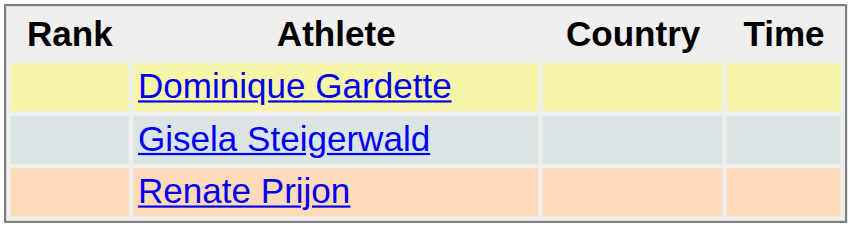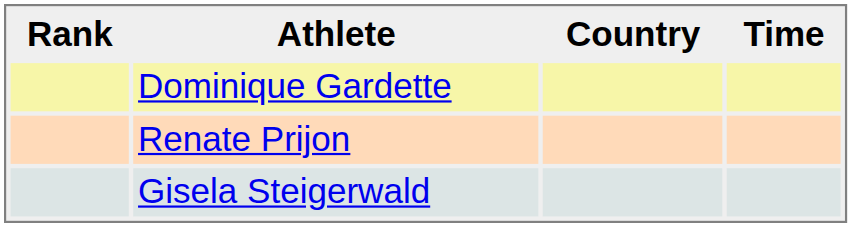rows swapped: (284, 139) <-> (244, 191)
